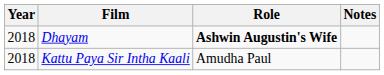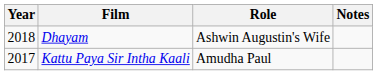(267, 37) bold -> (263, 37) normal
(21, 59) 2018 -> (21, 59) 2017
